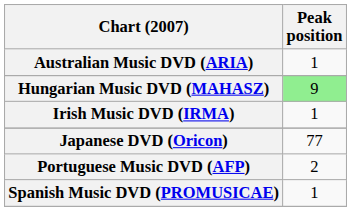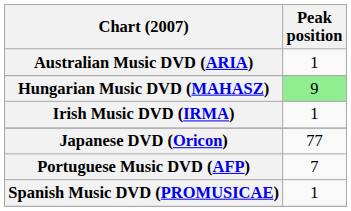(314, 166) 2 -> (314, 166) 7
